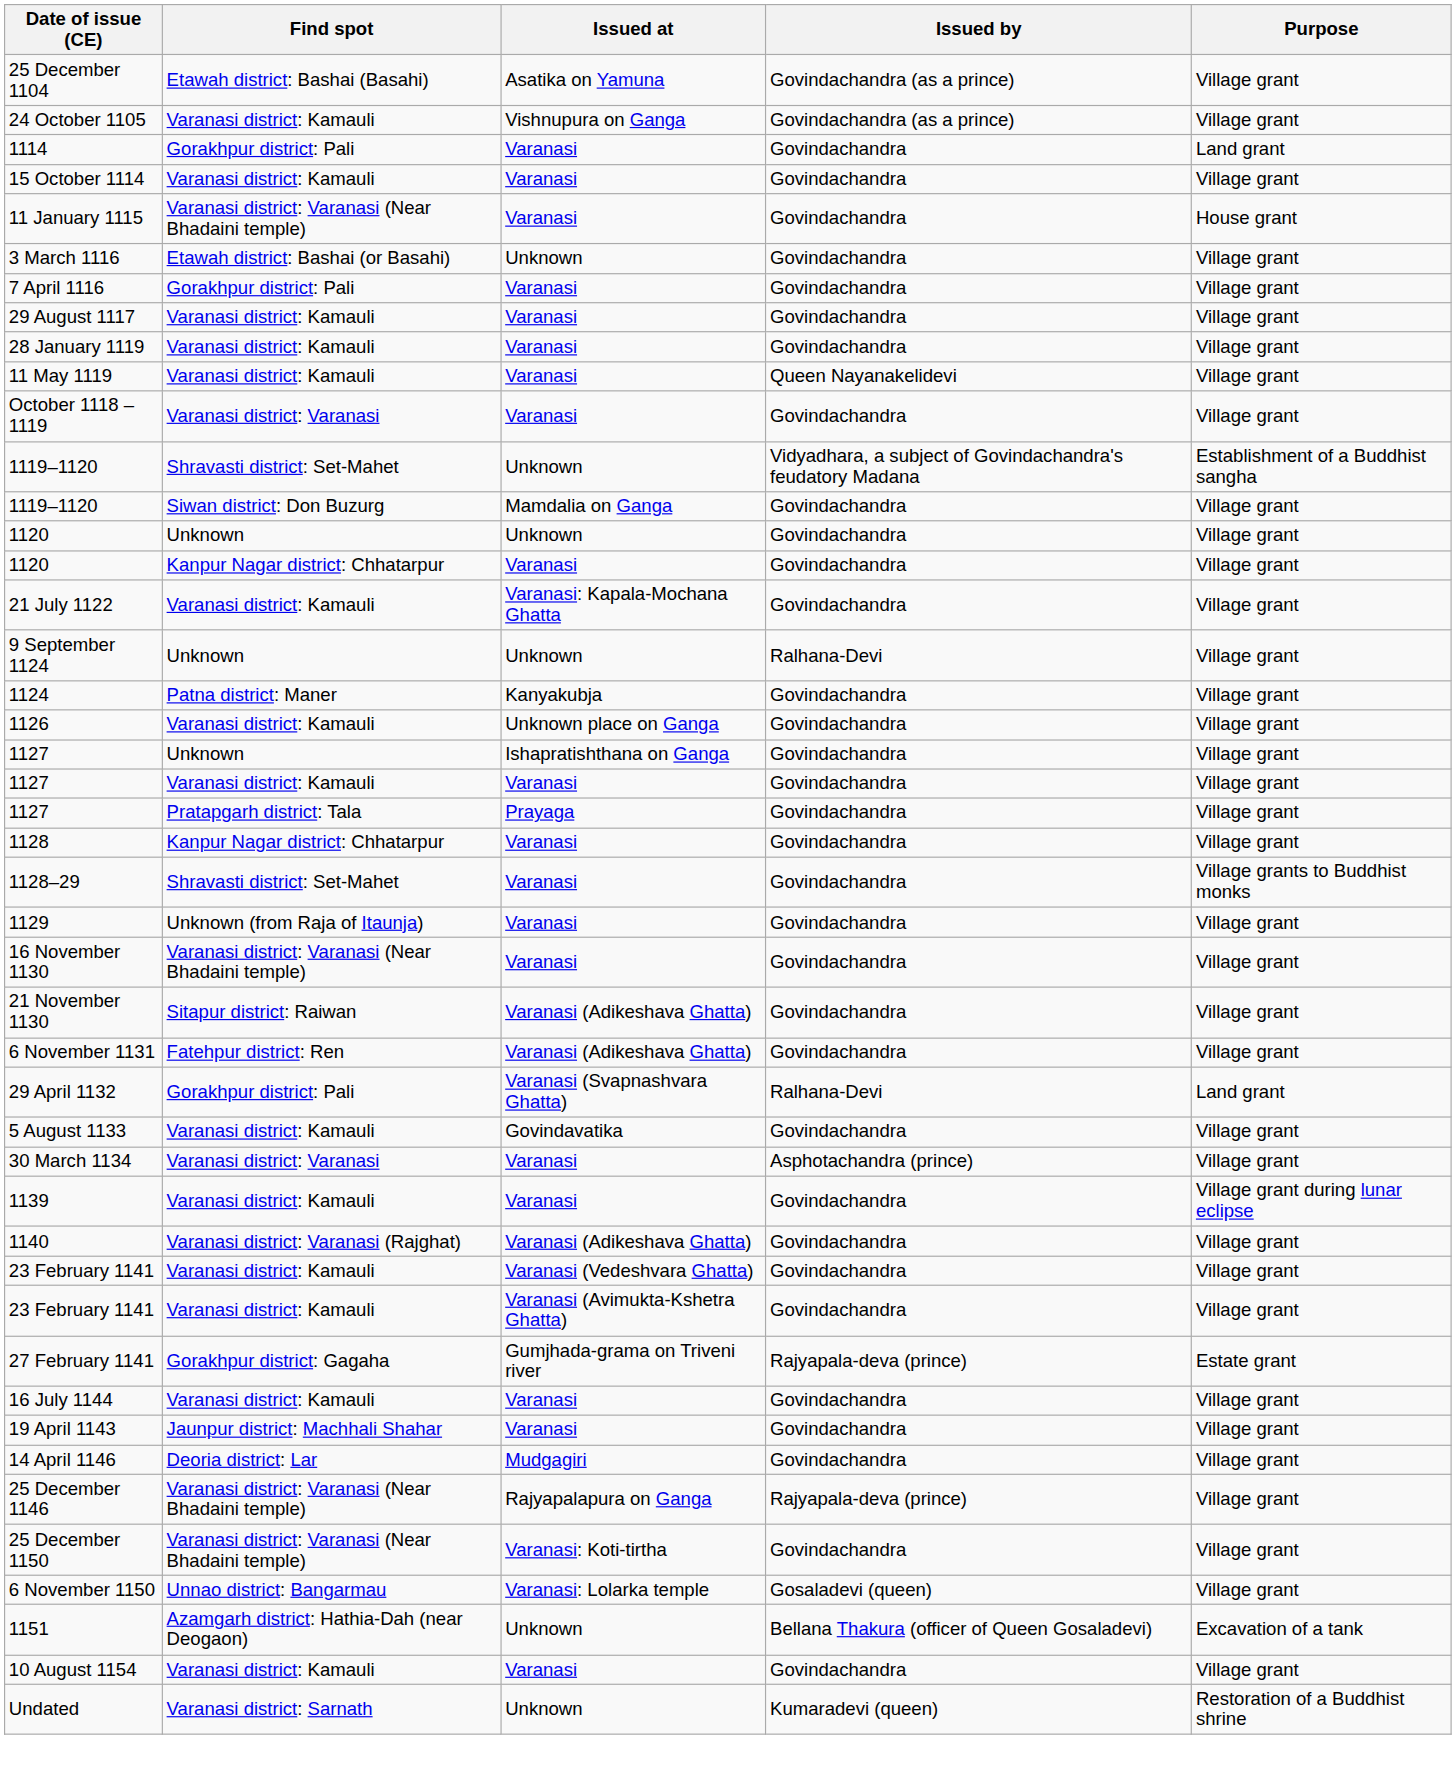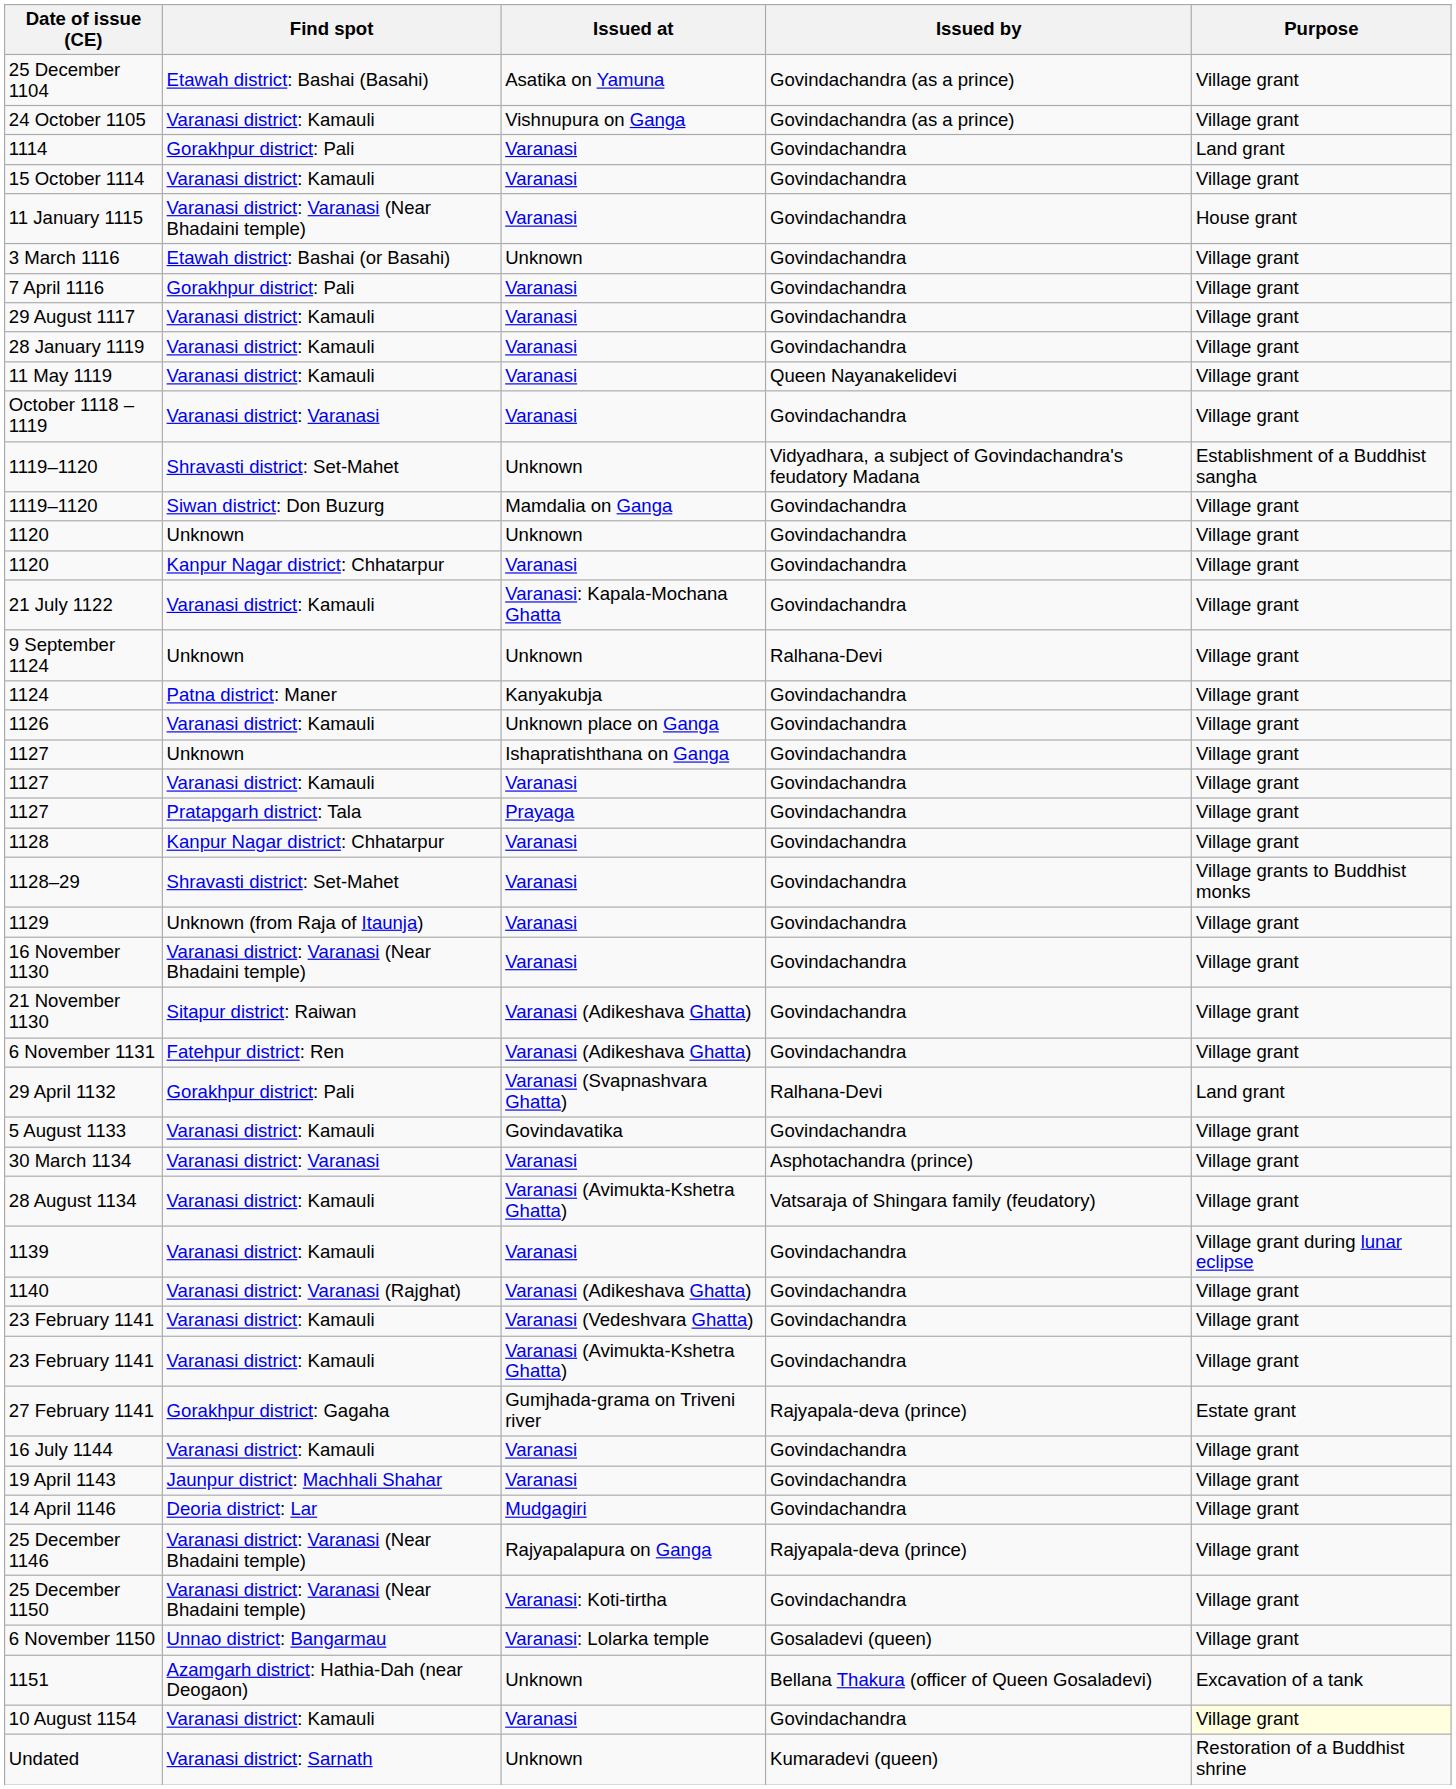+ row: (73, 1201)
(1247, 1669) no background -> (1247, 1719) lightyellow background
